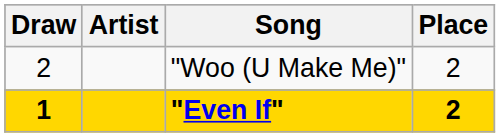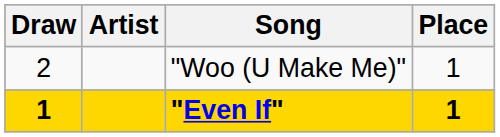(453, 68) 2 -> (453, 68) 1
(453, 110) 2 -> (453, 110) 1
